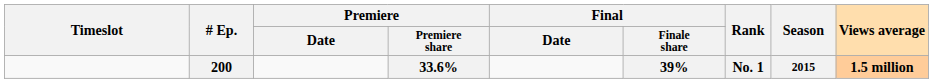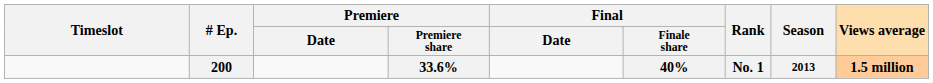(674, 67) 39% -> (674, 67) 40%
(803, 67) 2015 -> (803, 67) 2013
